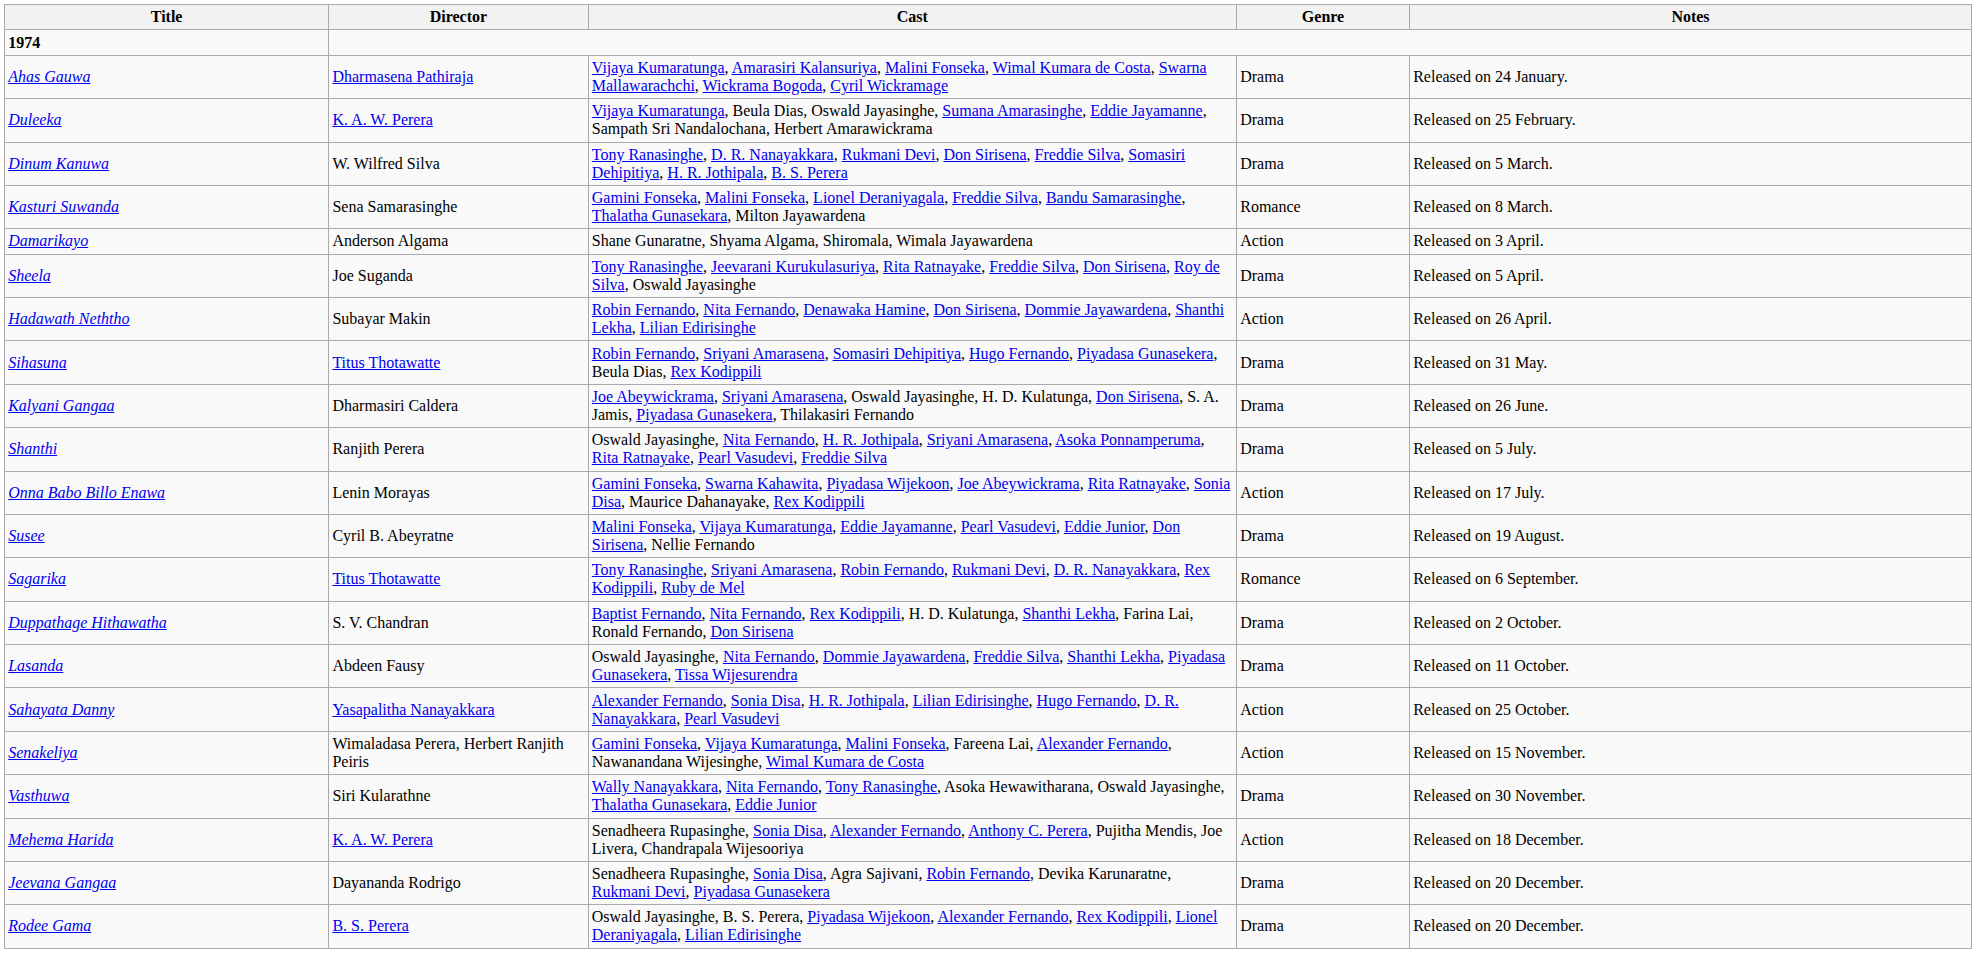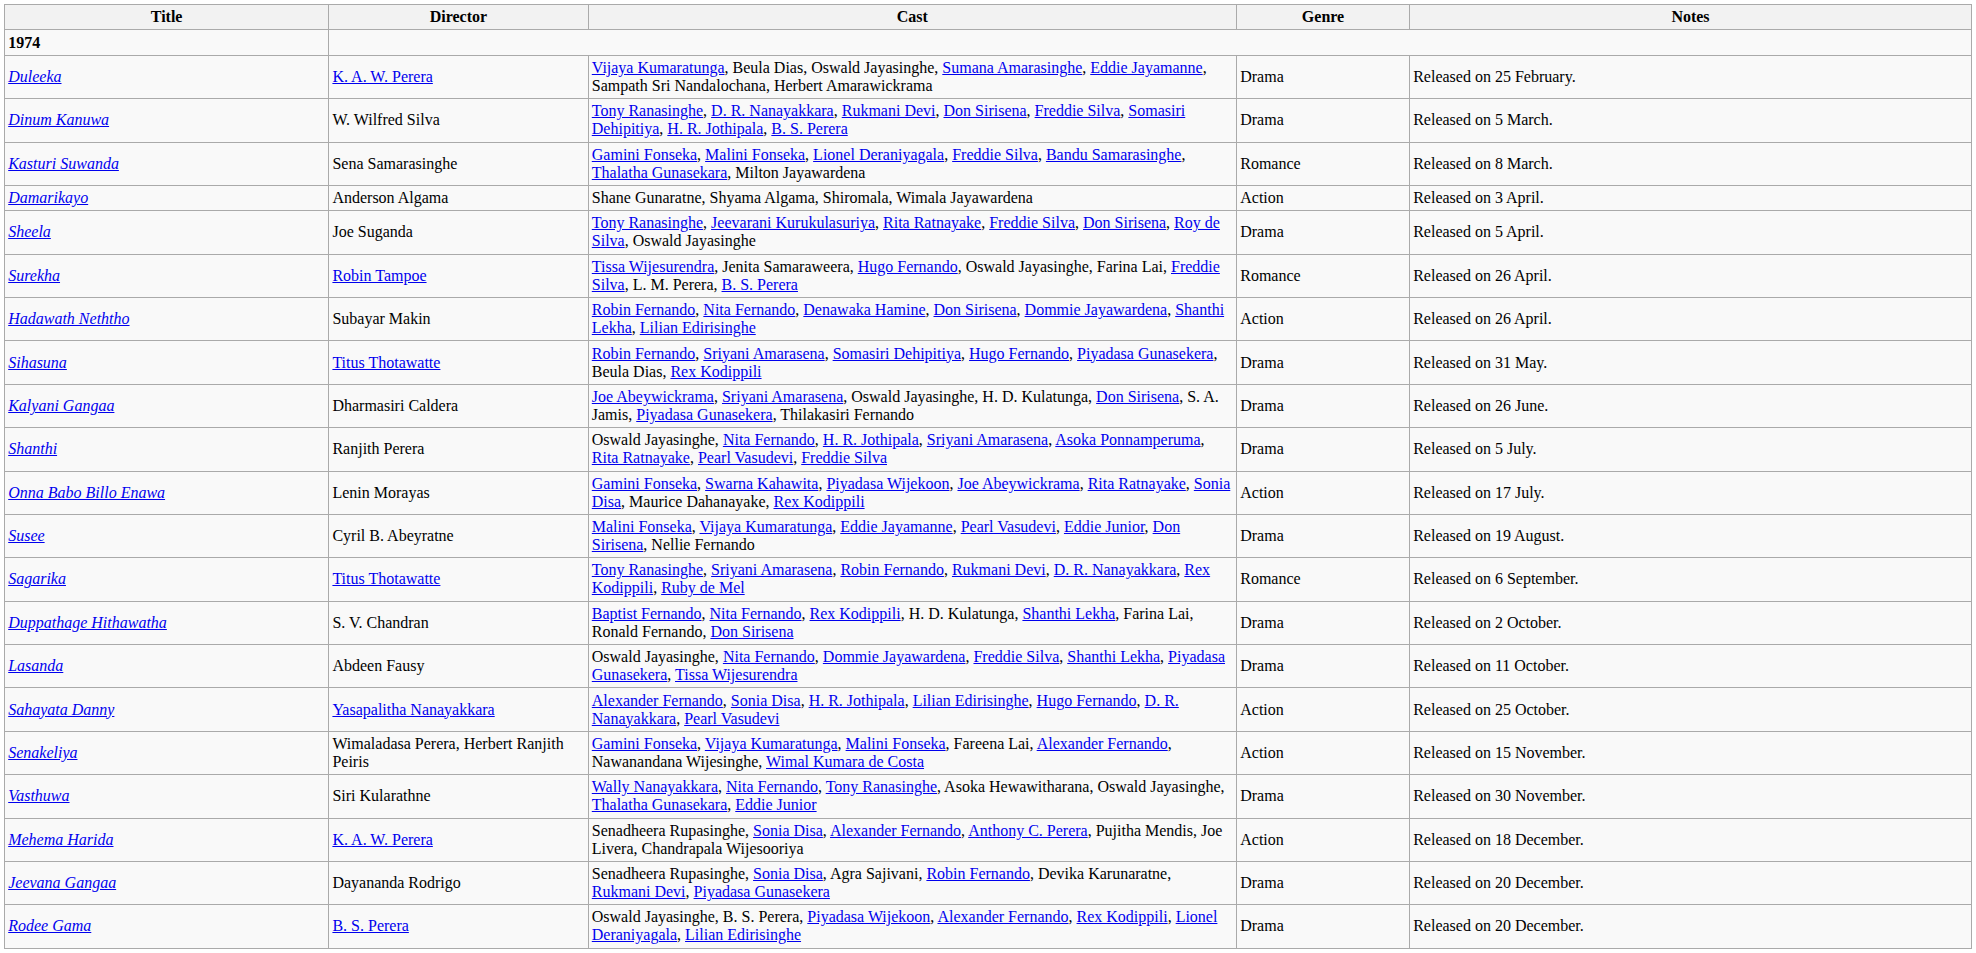- row: (49, 76)
+ row: (34, 275)
